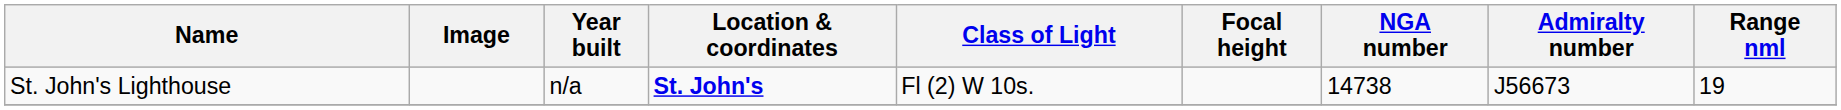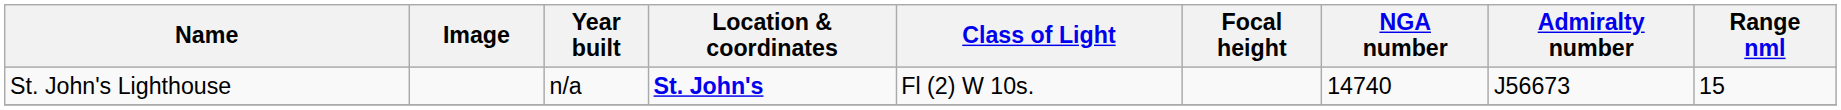(1359, 85) 14738 -> (1359, 85) 14740
(1712, 85) 19 -> (1712, 85) 15
